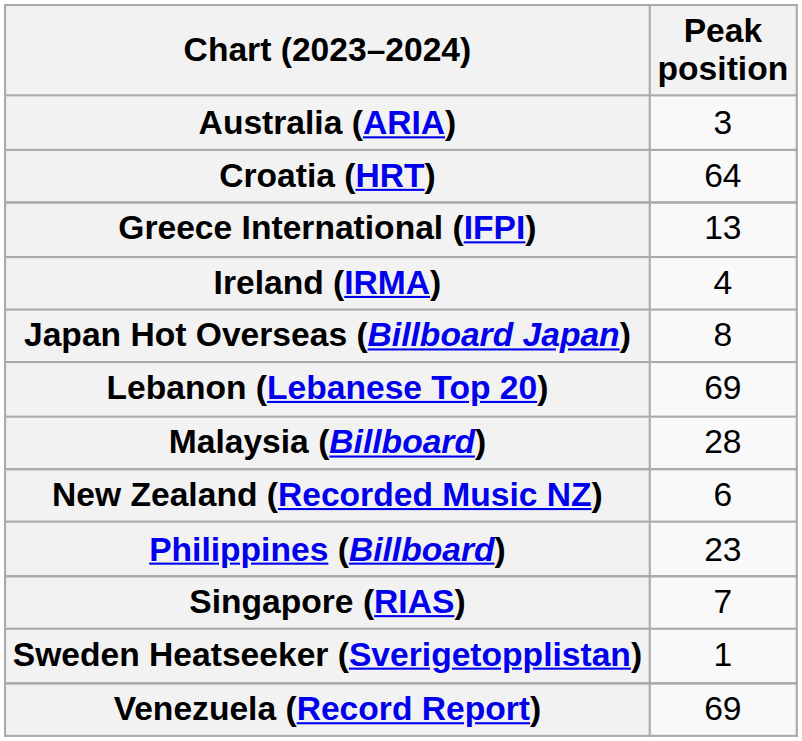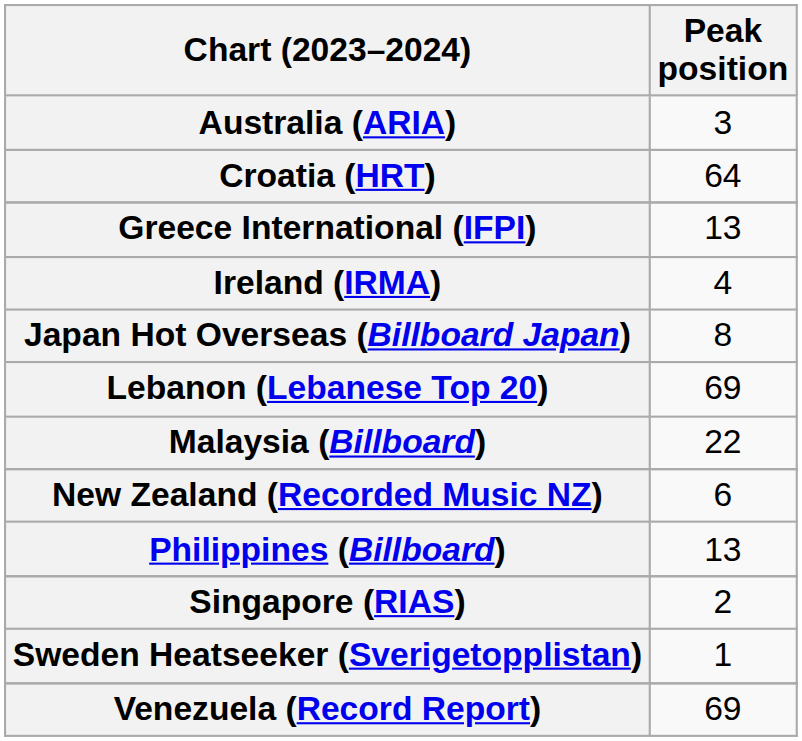(723, 441) 28 -> (723, 441) 22
(723, 548) 23 -> (723, 548) 13
(723, 601) 7 -> (723, 601) 2
